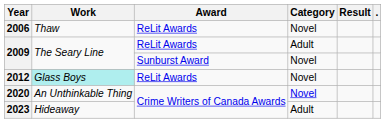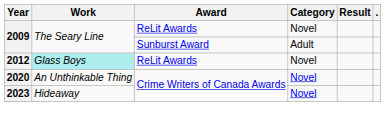- row: (18, 28)
(302, 45) Adult -> (303, 28) Novel
(303, 61) Novel -> (302, 45) Adult
(302, 110) Adult -> (303, 93) Novel
